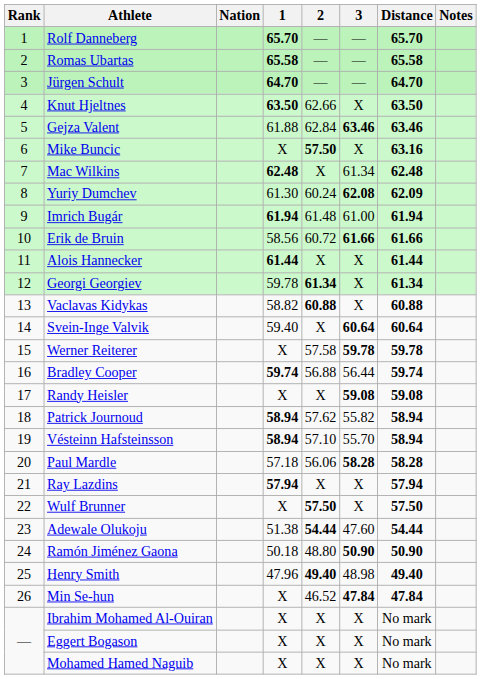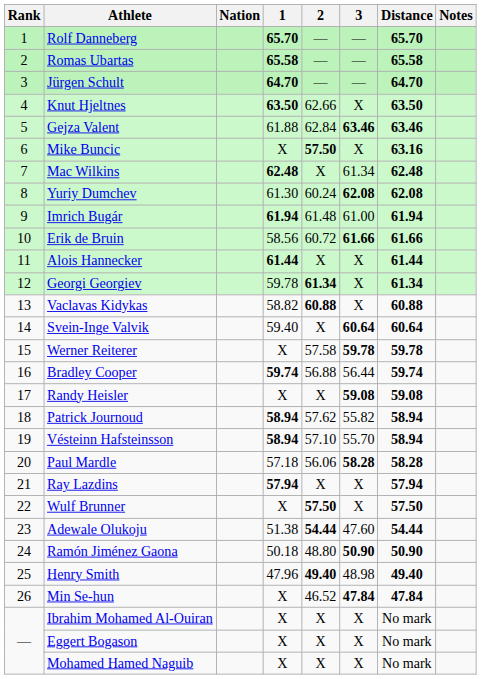(407, 194) 62.09 -> (407, 194) 62.08
